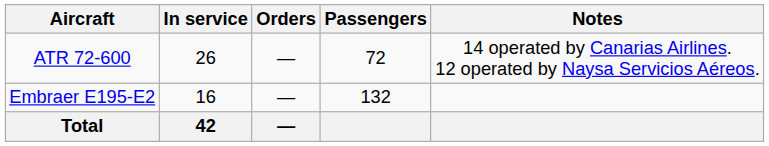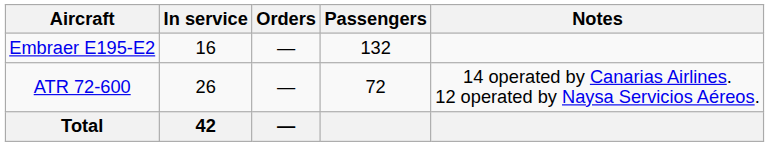rows swapped: (82, 58) <-> (82, 97)
